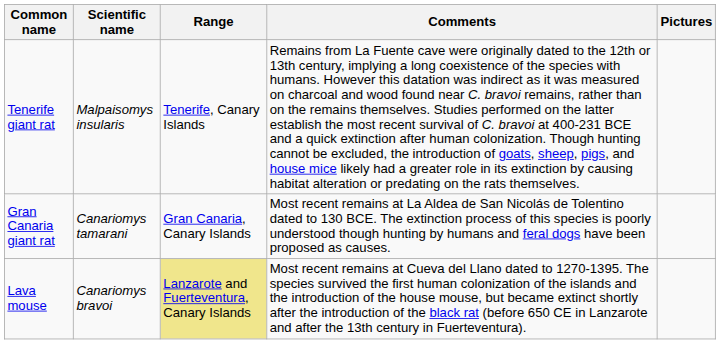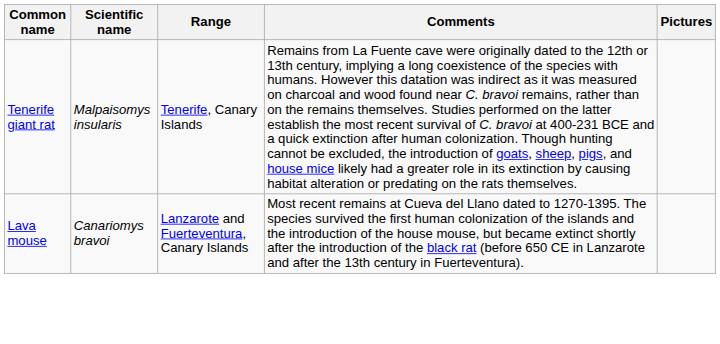- row: (31, 226)
(207, 298) khaki background -> (204, 233) no background
